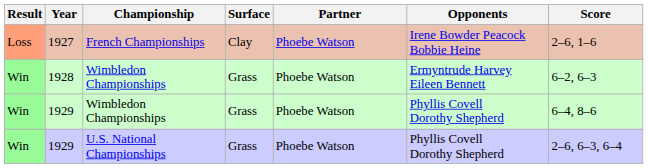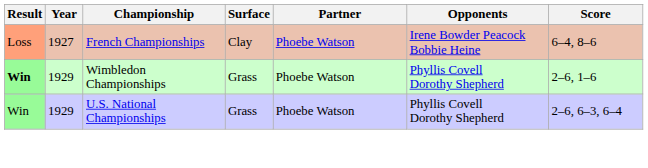(574, 42) 2–6, 1–6 -> (574, 42) 6–4, 8–6
- row: (61, 76)
(18, 111) normal -> (19, 76) bold
(574, 111) 6–4, 8–6 -> (574, 76) 2–6, 1–6
